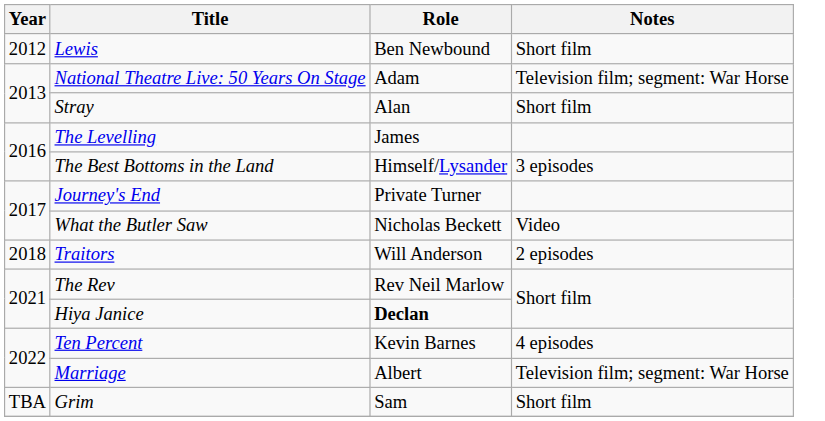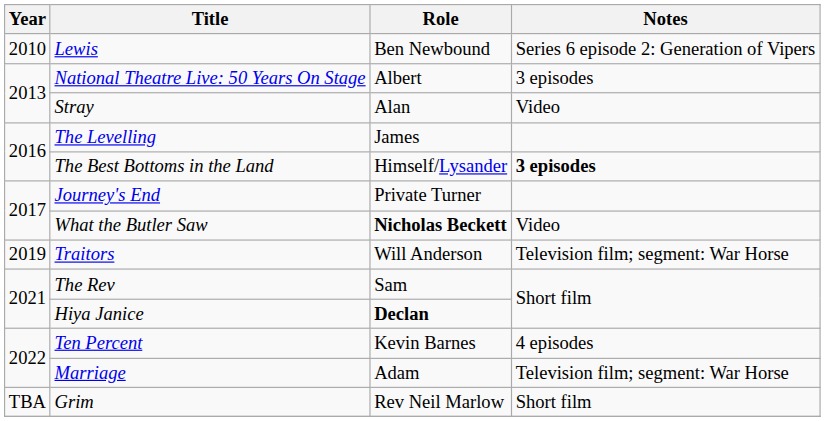(27, 48) 2012 -> (27, 48) 2010
(554, 48) Short film -> (665, 48) Series 6 episode 2: Generation of Vipers
(397, 78) Adam -> (398, 78) Albert
(652, 78) Television film; segment: War Horse -> (555, 78) 3 episodes
(554, 107) Short film -> (538, 107) Video
(555, 166) normal -> (556, 166) bold
(438, 225) normal -> (440, 225) bold
(27, 254) 2018 -> (27, 254) 2019
(555, 254) 2 episodes -> (652, 254) Television film; segment: War Horse
(439, 284) Rev Neil Marlow -> (391, 284) Sam
(398, 372) Albert -> (397, 372) Adam
(391, 401) Sam -> (439, 401) Rev Neil Marlow
